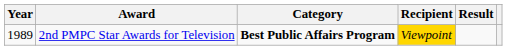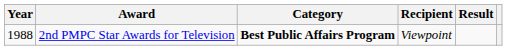(20, 34) 1989 -> (20, 34) 1988
(426, 34) gold background -> (426, 34) no background
